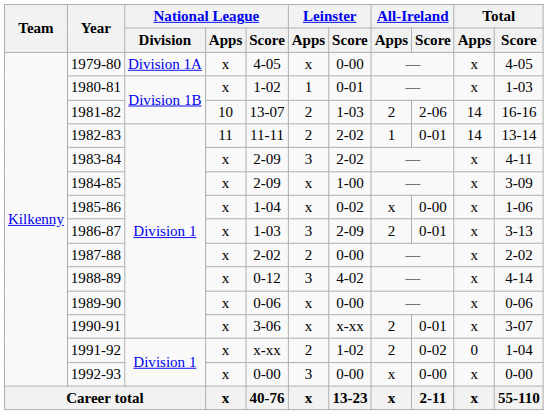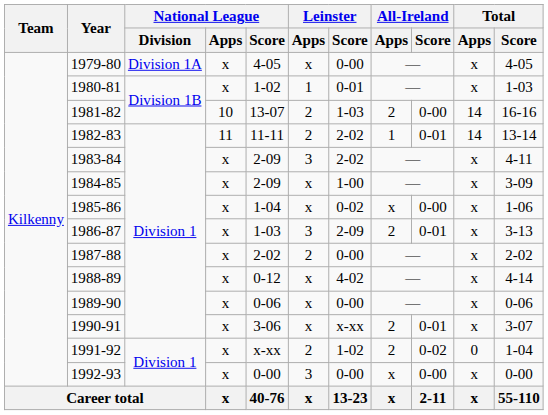(433, 111) 2-06 -> (433, 111) 0-00
(308, 278) 3 -> (308, 278) x
